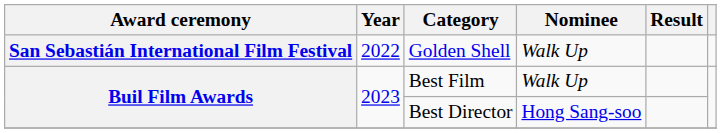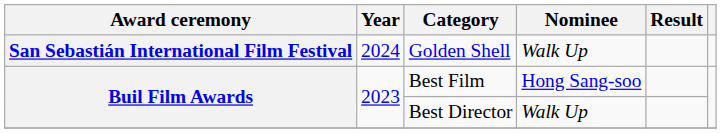(380, 50) 2022 -> (380, 50) 2024
(555, 81) Walk Up -> (581, 81) Hong Sang-soo
(581, 111) Hong Sang-soo -> (555, 111) Walk Up
